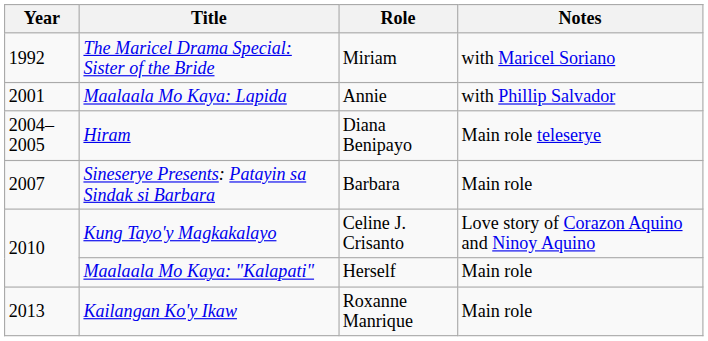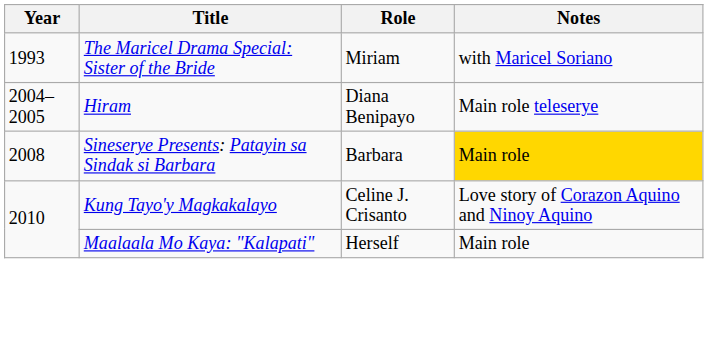(27, 57) 1992 -> (27, 57) 1993
- row: (185, 96)
(27, 184) 2007 -> (27, 155) 2008
(497, 184) no background -> (494, 155) gold background
- row: (160, 311)
